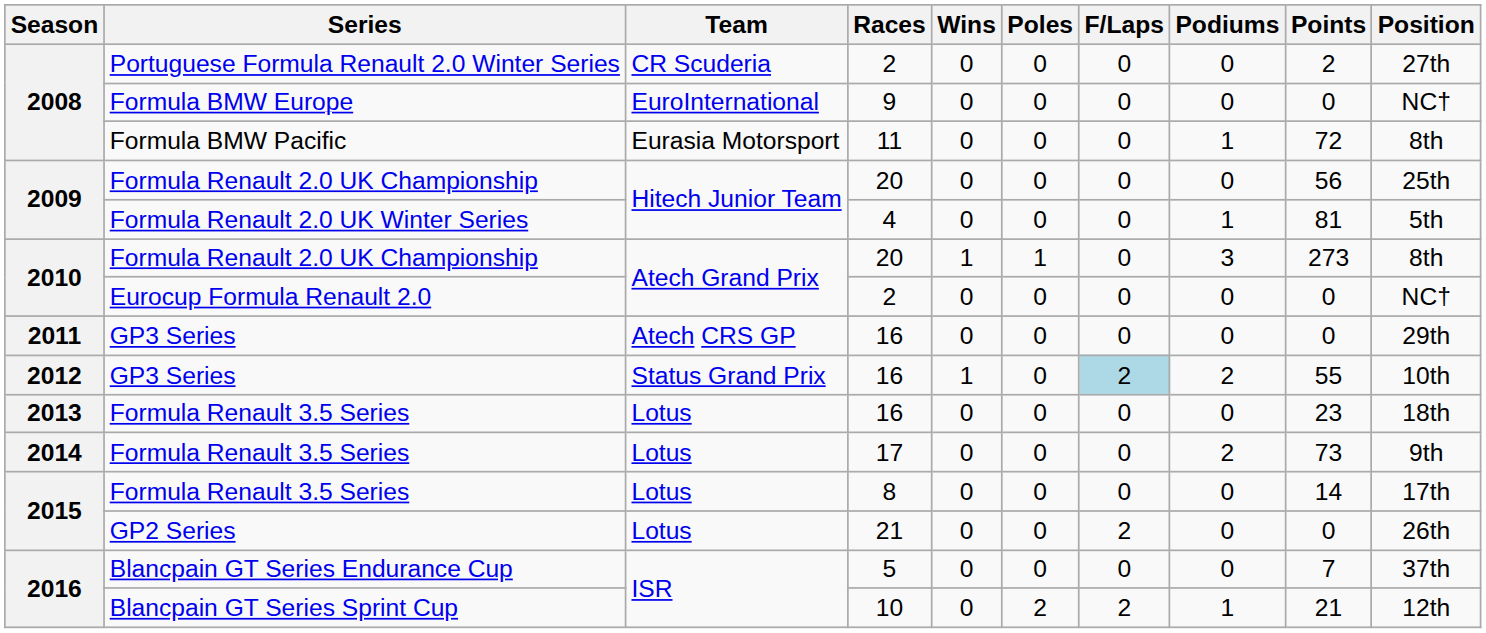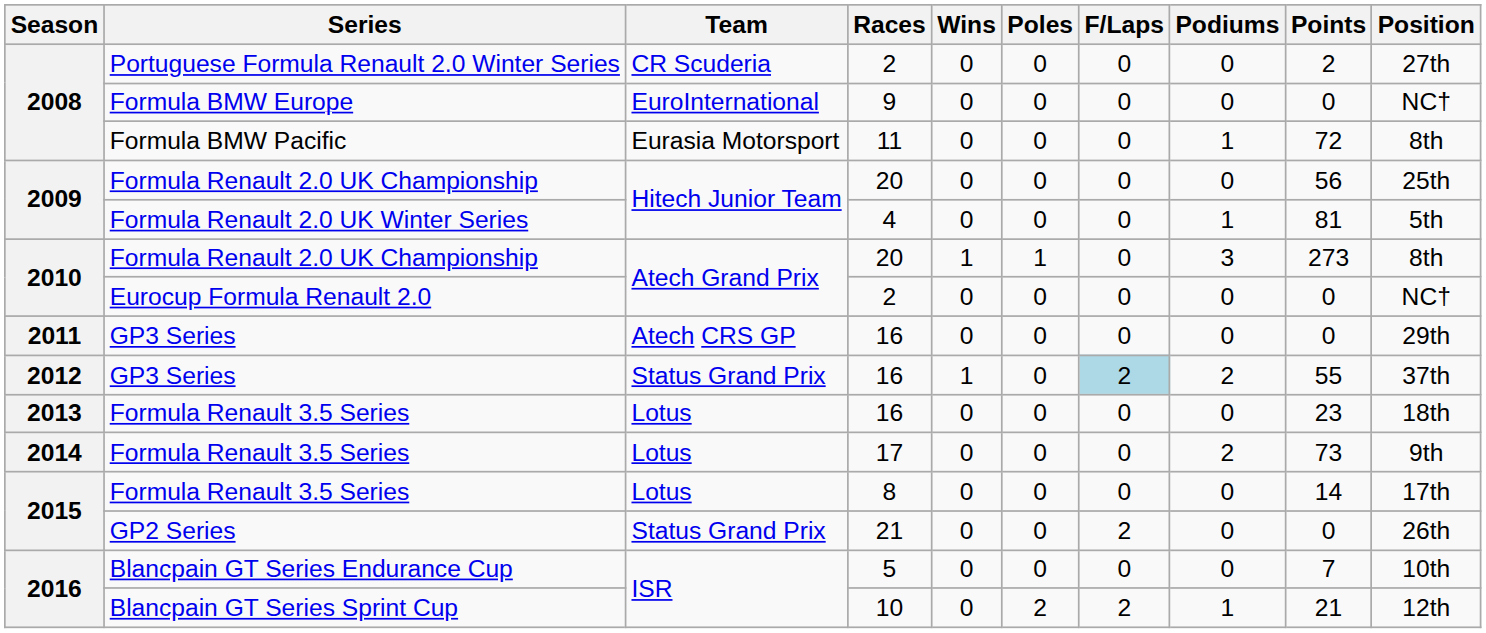(1426, 375) 10th -> (1426, 375) 37th
(662, 530) Lotus -> (729, 530) Status Grand Prix
(1426, 569) 37th -> (1426, 569) 10th
